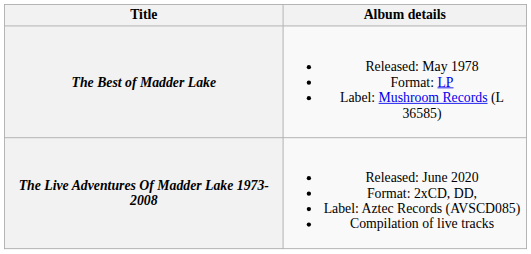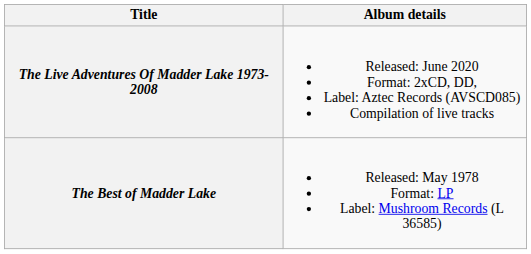rows swapped: (144, 81) <-> (144, 193)
